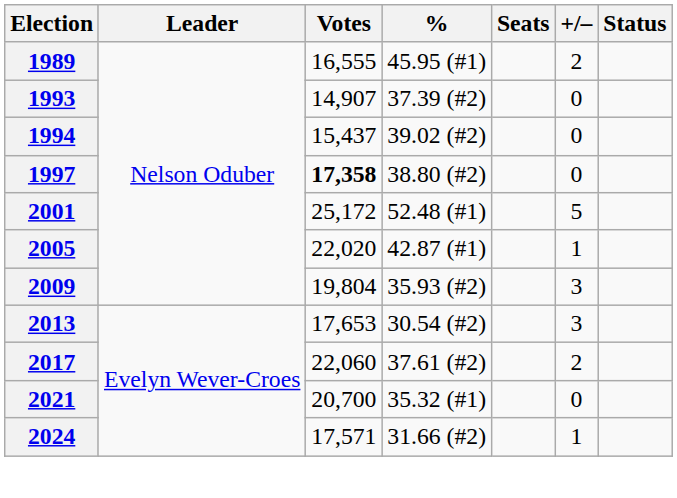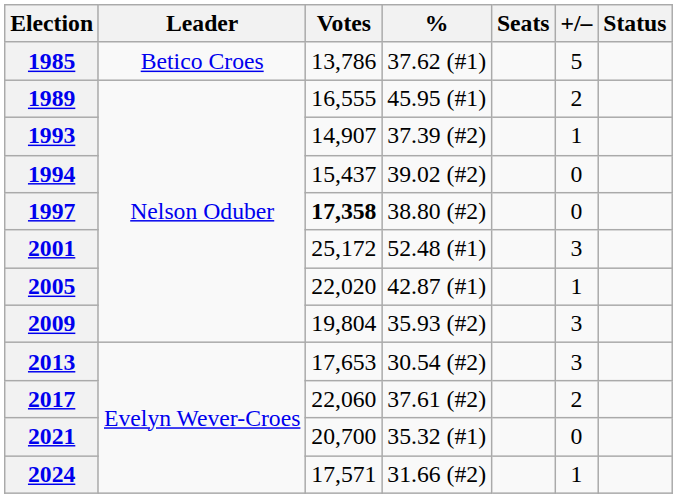+ row: (52, 60)
(576, 98) 0 -> (576, 135) 1
(576, 211) 5 -> (576, 248) 3
